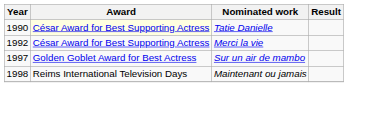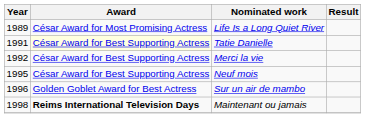+ row: (269, 27)
(17, 27) 1990 -> (17, 43) 1991
+ row: (236, 74)
(17, 58) 1997 -> (17, 89) 1996
(110, 74) normal -> (116, 105) bold
